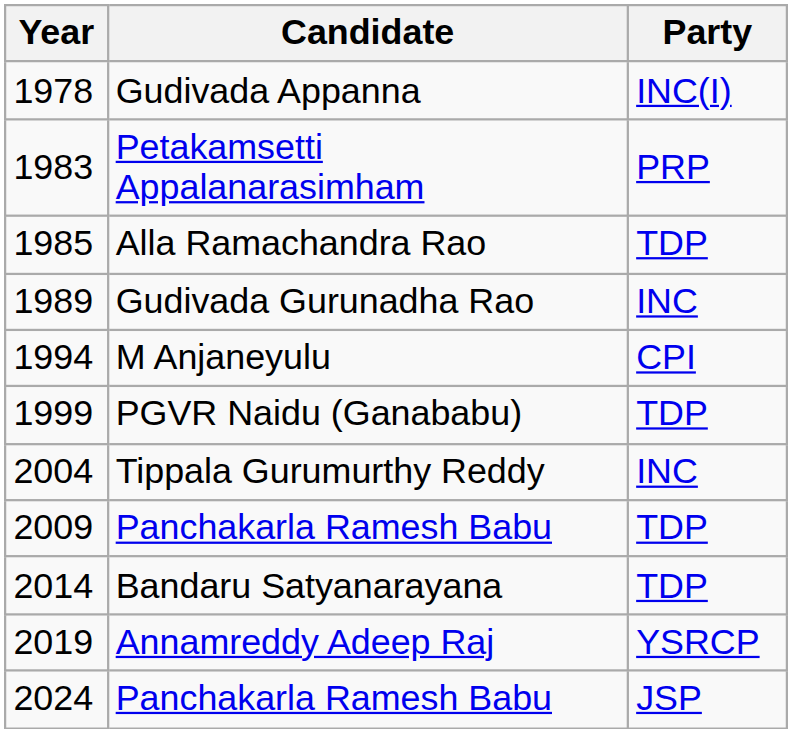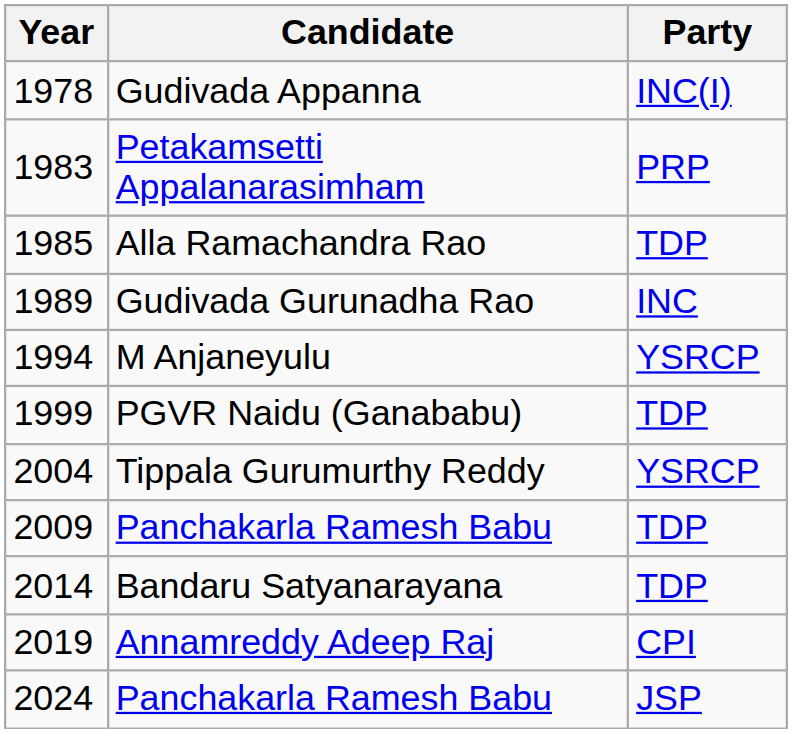(666, 357) CPI -> (698, 357) YSRCP
(667, 471) INC -> (698, 471) YSRCP
(698, 641) YSRCP -> (666, 641) CPI
